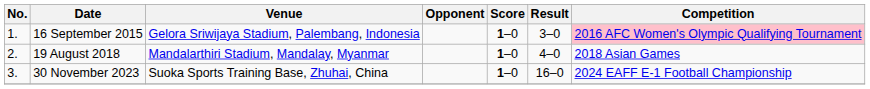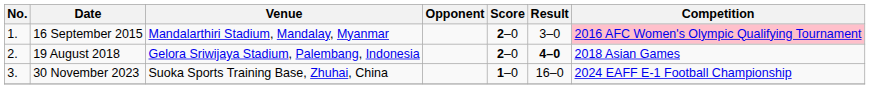(284, 34) Gelora Sriwijaya Stadium, Palembang, Indonesia -> (269, 34) Mandalarthiri Stadium, Mandalay, Myanmar
(508, 34) 1–0 -> (508, 34) 2–0
(269, 53) Mandalarthiri Stadium, Mandalay, Myanmar -> (284, 53) Gelora Sriwijaya Stadium, Palembang, Indonesia
(508, 53) 1–0 -> (508, 53) 2–0
(550, 53) normal -> (550, 53) bold
